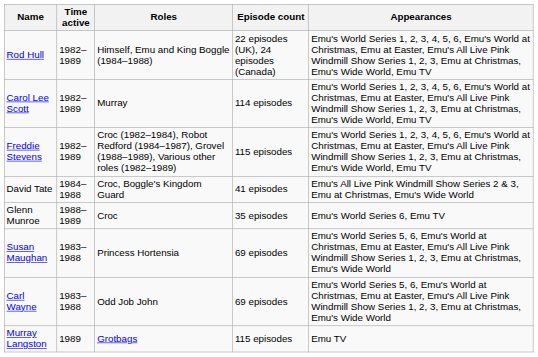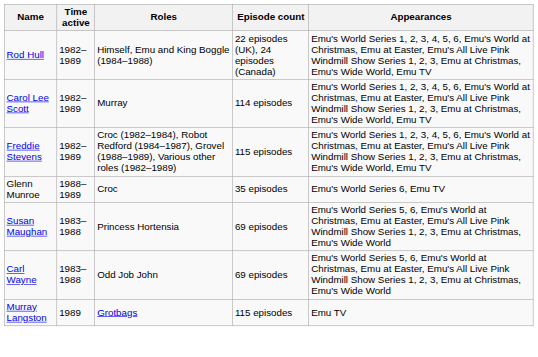- row: (30, 189)
